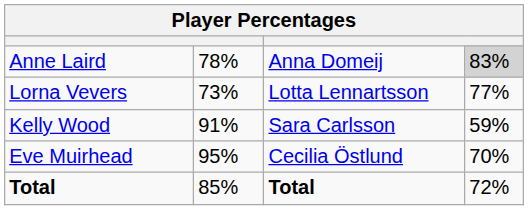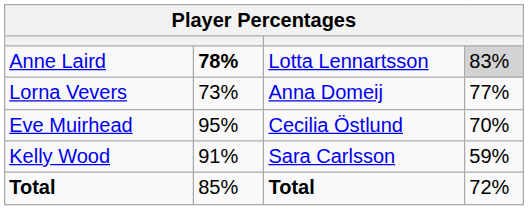(218, 61) normal -> (218, 61) bold
(326, 61) Anna Domeij -> (349, 61) Lotta Lennartsson
(349, 93) Lotta Lennartsson -> (326, 93) Anna Domeij
rows swapped: (60, 124) <-> (71, 156)
